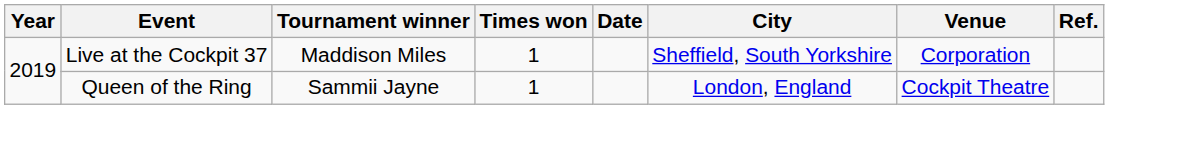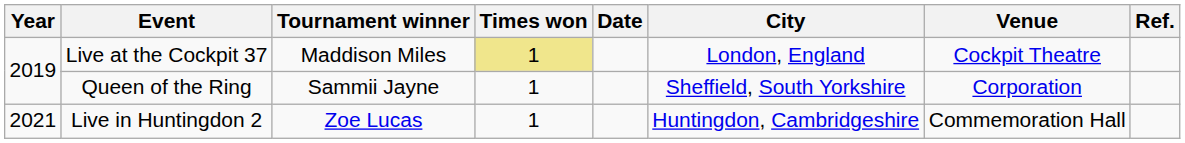(534, 54) no background -> (534, 54) khaki background
(772, 54) Sheffield, South Yorkshire -> (786, 54) London, England
(975, 54) Corporation -> (1027, 54) Cockpit Theatre
(772, 87) London, England -> (786, 87) Sheffield, South Yorkshire
(975, 87) Cockpit Theatre -> (1027, 87) Corporation
+ row: (167, 120)
